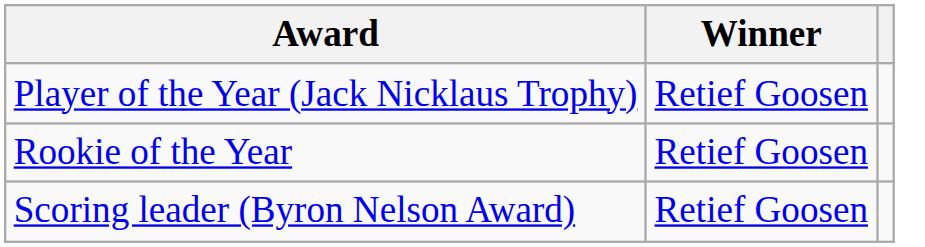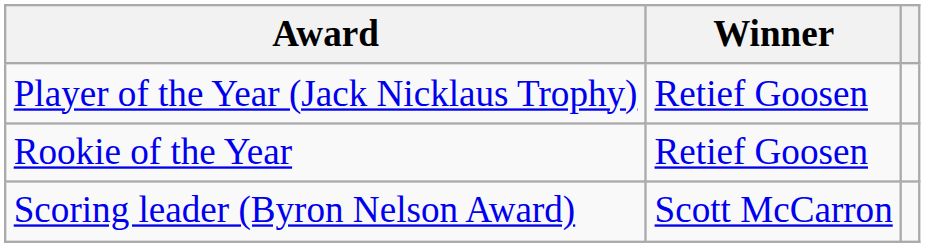(761, 210) Retief Goosen -> (774, 210) Scott McCarron
